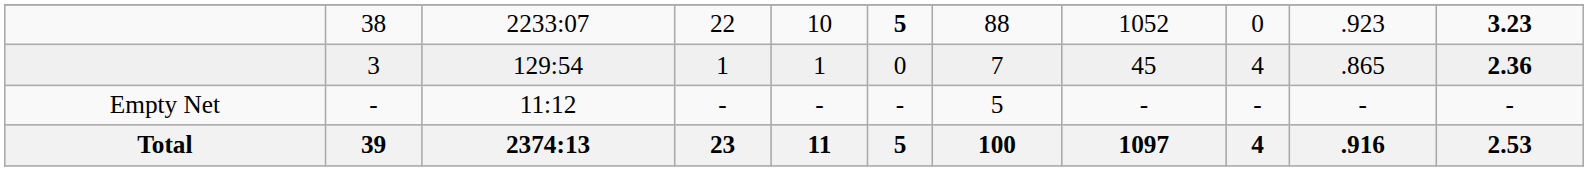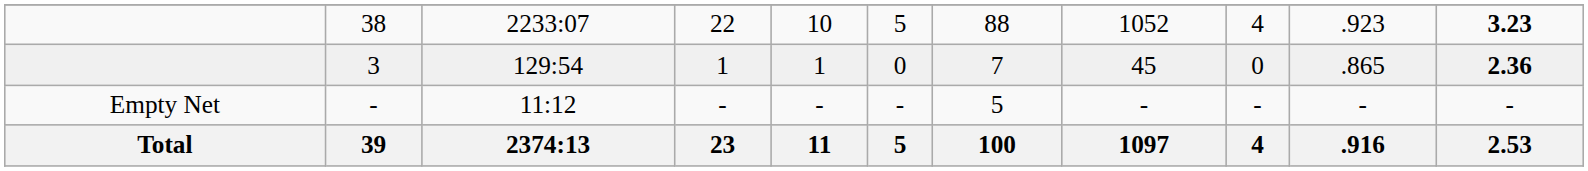(900, 24) bold -> (900, 24) normal
(1257, 24) 0 -> (1257, 24) 4
(1257, 64) 4 -> (1257, 64) 0
